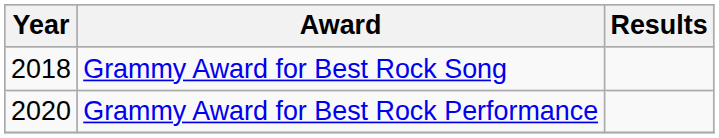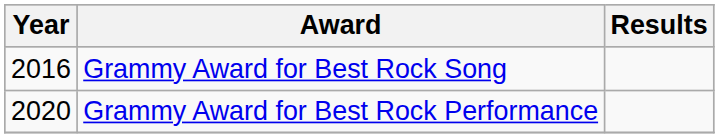(41, 68) 2018 -> (41, 68) 2016
